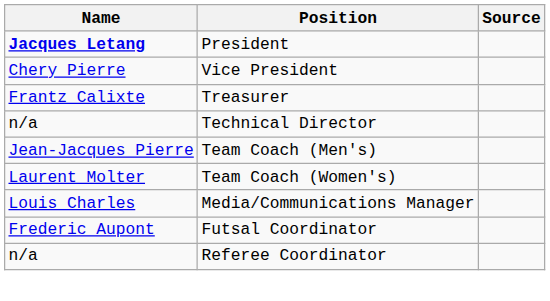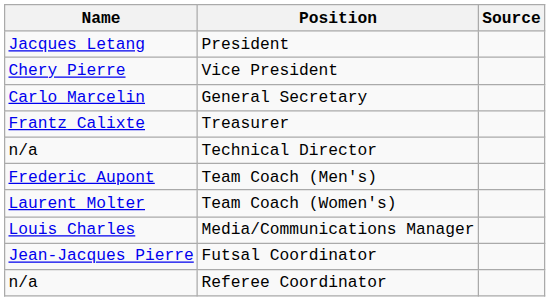(77, 44) bold -> (77, 44) normal
+ row: (284, 97)
(101, 150) Jean-Jacques Pierre -> (82, 177) Frederic Aupont
(82, 230) Frederic Aupont -> (101, 256) Jean-Jacques Pierre
